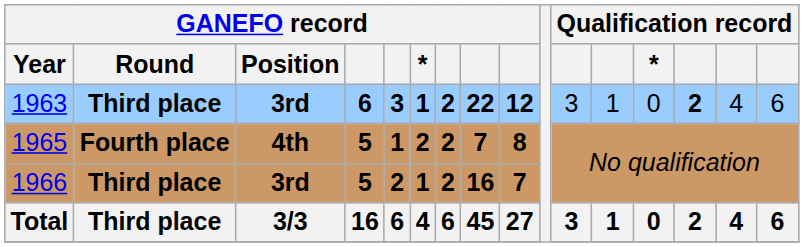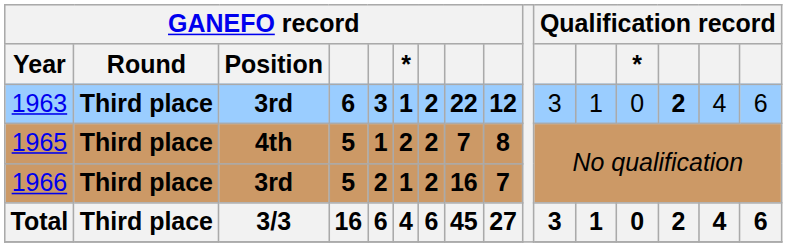(155, 143) Fourth place -> (146, 143) Third place
